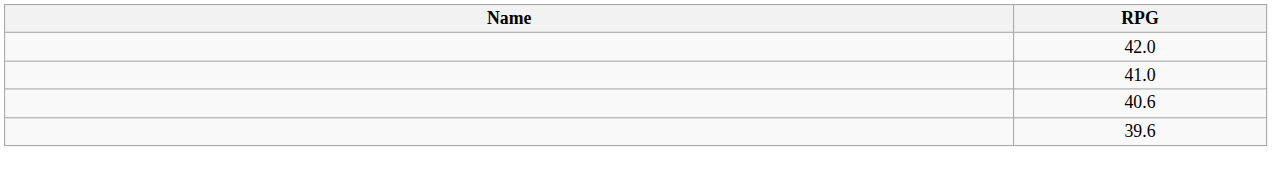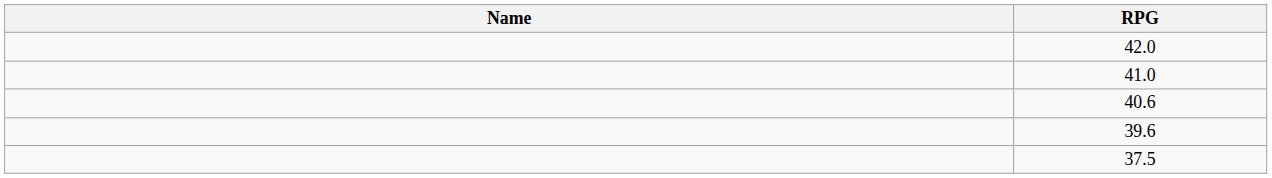+ row: (1140, 159)
